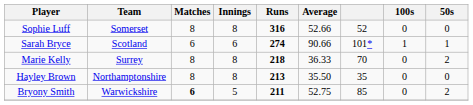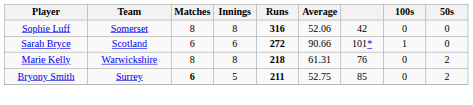(320, 28) 52.66 -> (320, 28) 52.06
(362, 28) 52 -> (362, 28) 42
(277, 44) 274 -> (277, 44) 272
(447, 44) 1 -> (447, 44) 0
(129, 60) Surrey -> (129, 60) Warwickshire
(320, 60) 36.33 -> (320, 60) 61.31
(362, 60) 70 -> (362, 60) 76
- row: (46, 76)
(129, 92) Warwickshire -> (129, 76) Surrey
